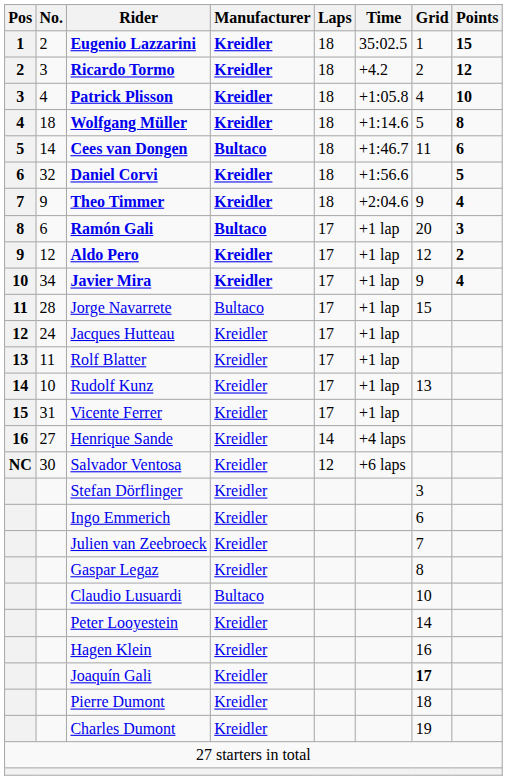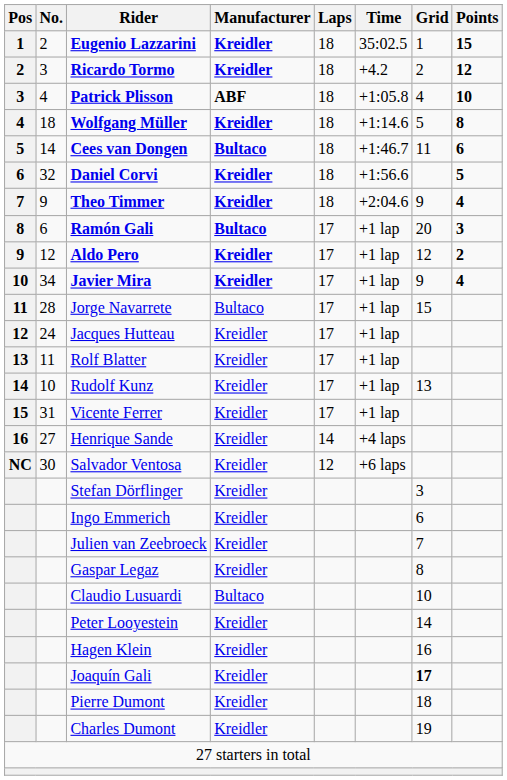(243, 96) Kreidler -> (230, 96) ABF
